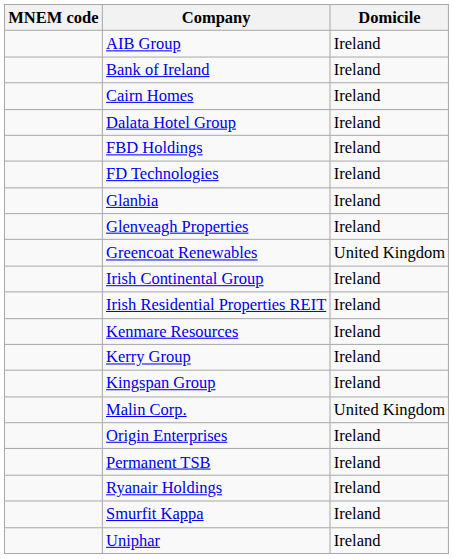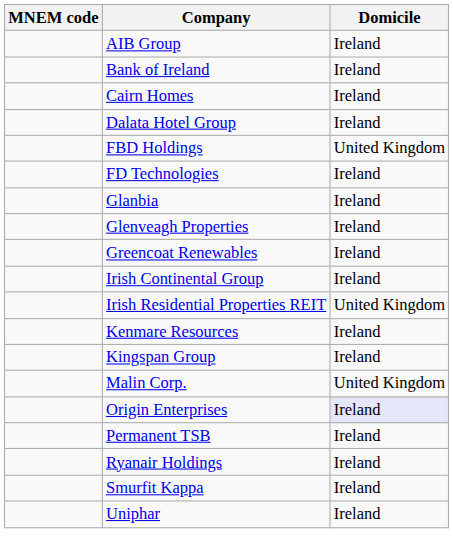(357, 148) Ireland -> (389, 148) United Kingdom
(389, 252) United Kingdom -> (357, 252) Ireland
(357, 305) Ireland -> (389, 305) United Kingdom
- row: (148, 357)
(357, 435) no background -> (357, 409) lavender background
